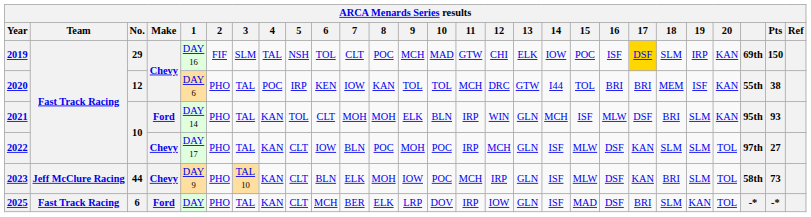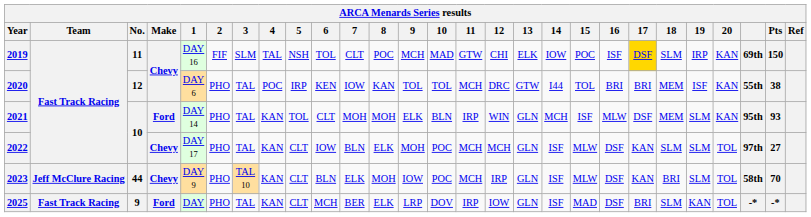(137, 55) 29 -> (137, 55) 11
(671, 117) BRI -> (671, 117) MEM
(384, 147) POC -> (384, 147) ELK
(471, 147) IRP -> (471, 147) MCH
(775, 178) 73 -> (775, 178) 70
(137, 203) 6 -> (137, 203) 9
